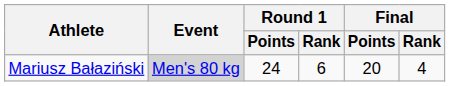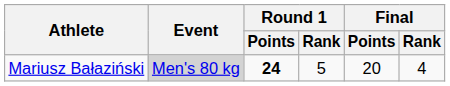(271, 68) normal -> (271, 68) bold
(321, 68) 6 -> (321, 68) 5
